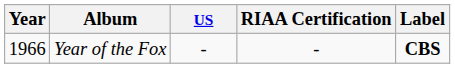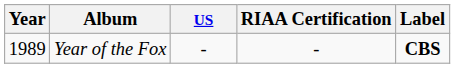(27, 48) 1966 -> (27, 48) 1989
